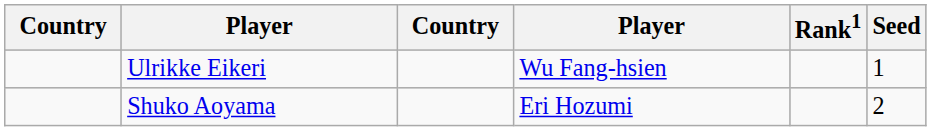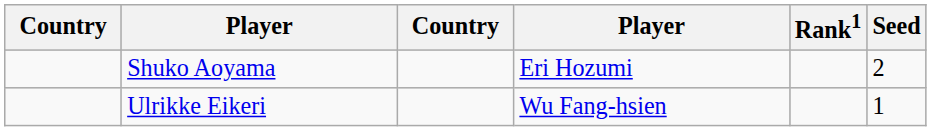rows swapped: (197, 68) <-> (201, 106)
